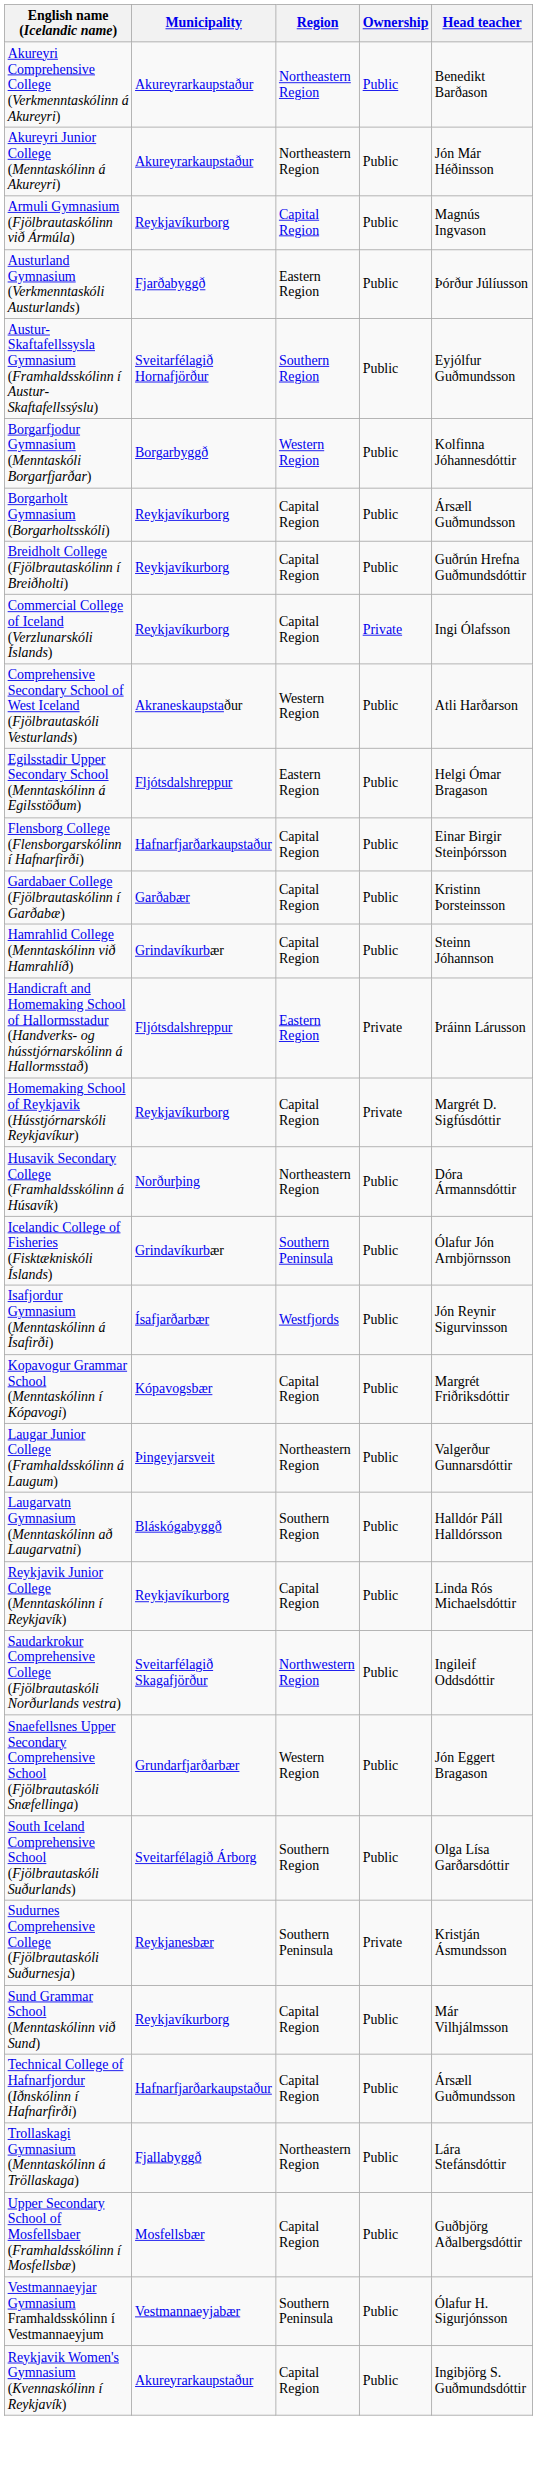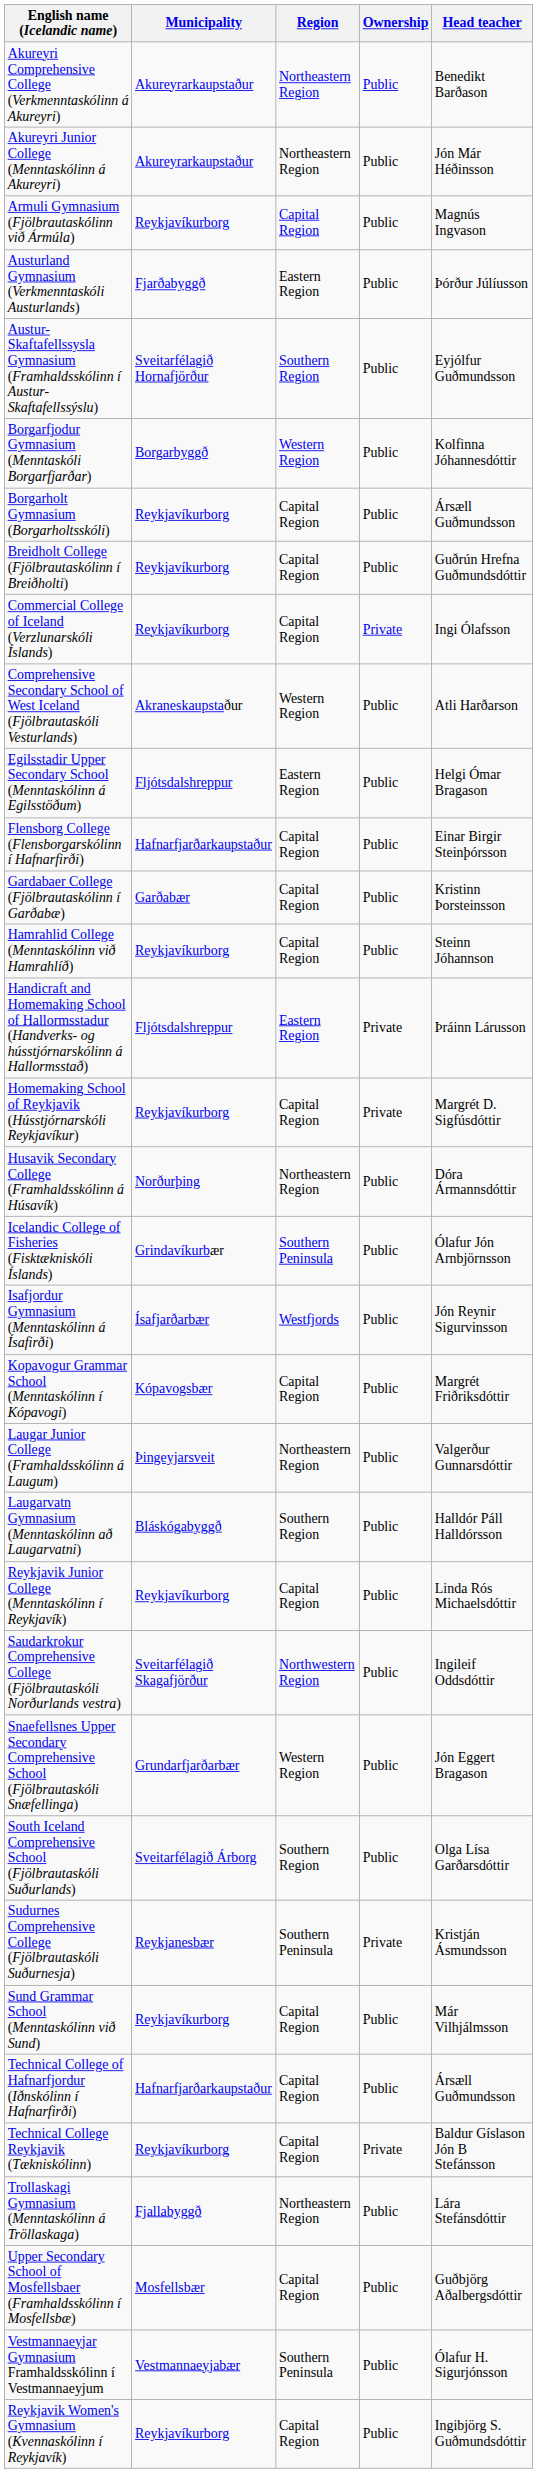(180, 951) Grindavíkurbær -> (182, 951) Reykjavíkurborg
+ row: (58, 2149)
(194, 2380) Akureyrarkaupstaður -> (182, 2433) Reykjavíkurborg
